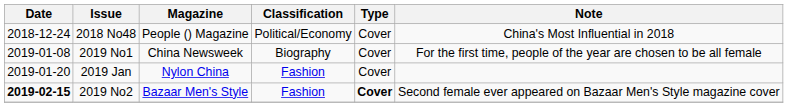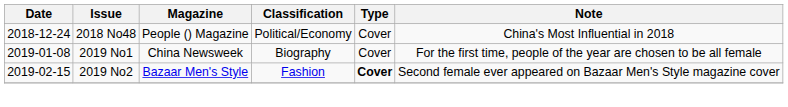- row: (106, 72)
(39, 92) bold -> (39, 72) normal
